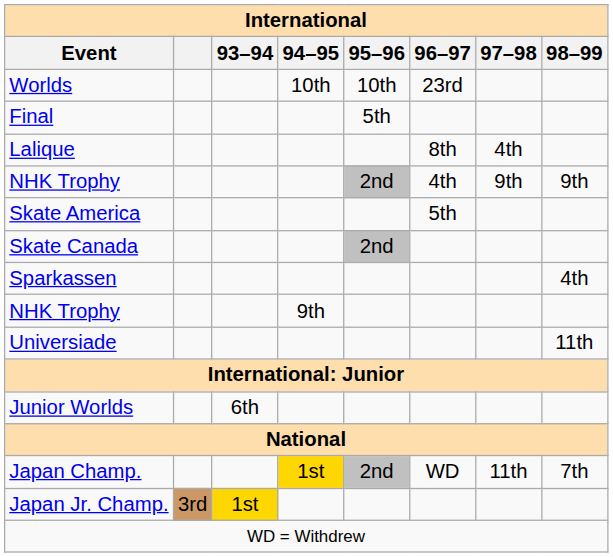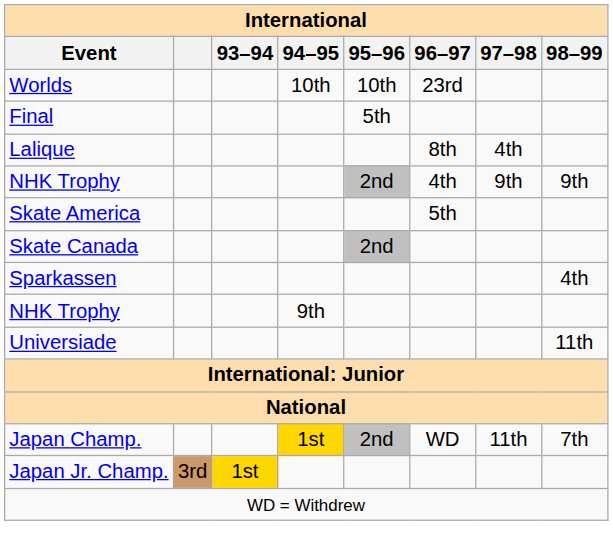- row: (71, 407)
